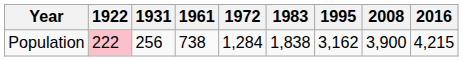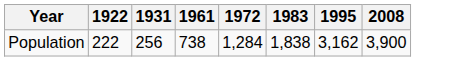- column: (434, 17)
(106, 42) pink background -> (106, 42) no background
